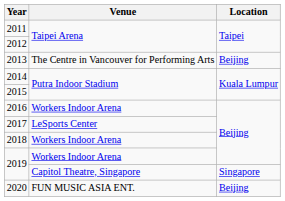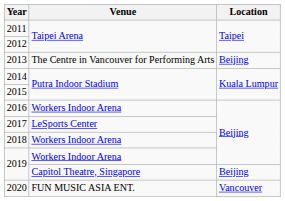(239, 172) Singapore -> (234, 172) Beijing
(234, 188) Beijing -> (241, 188) Vancouver
